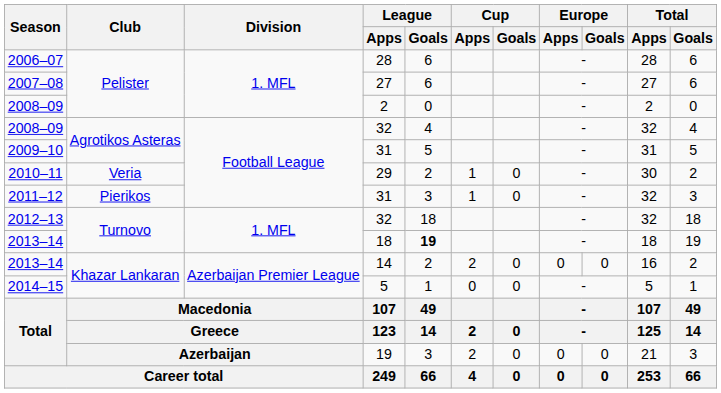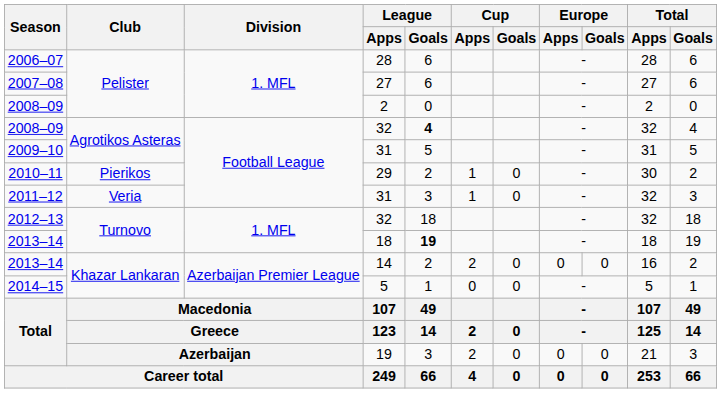(428, 128) normal -> (428, 128) bold
(125, 173) Veria -> (125, 173) Pierikos
(125, 196) Pierikos -> (125, 196) Veria
